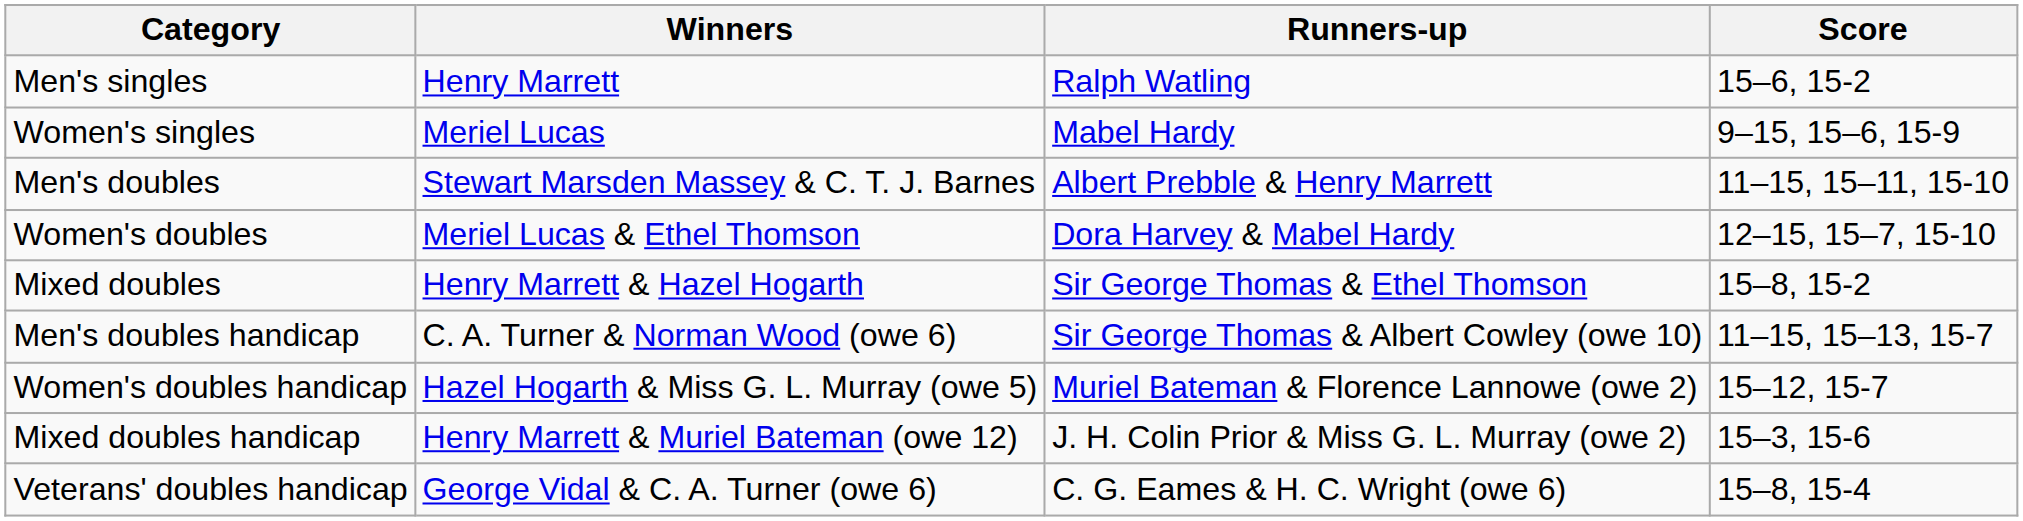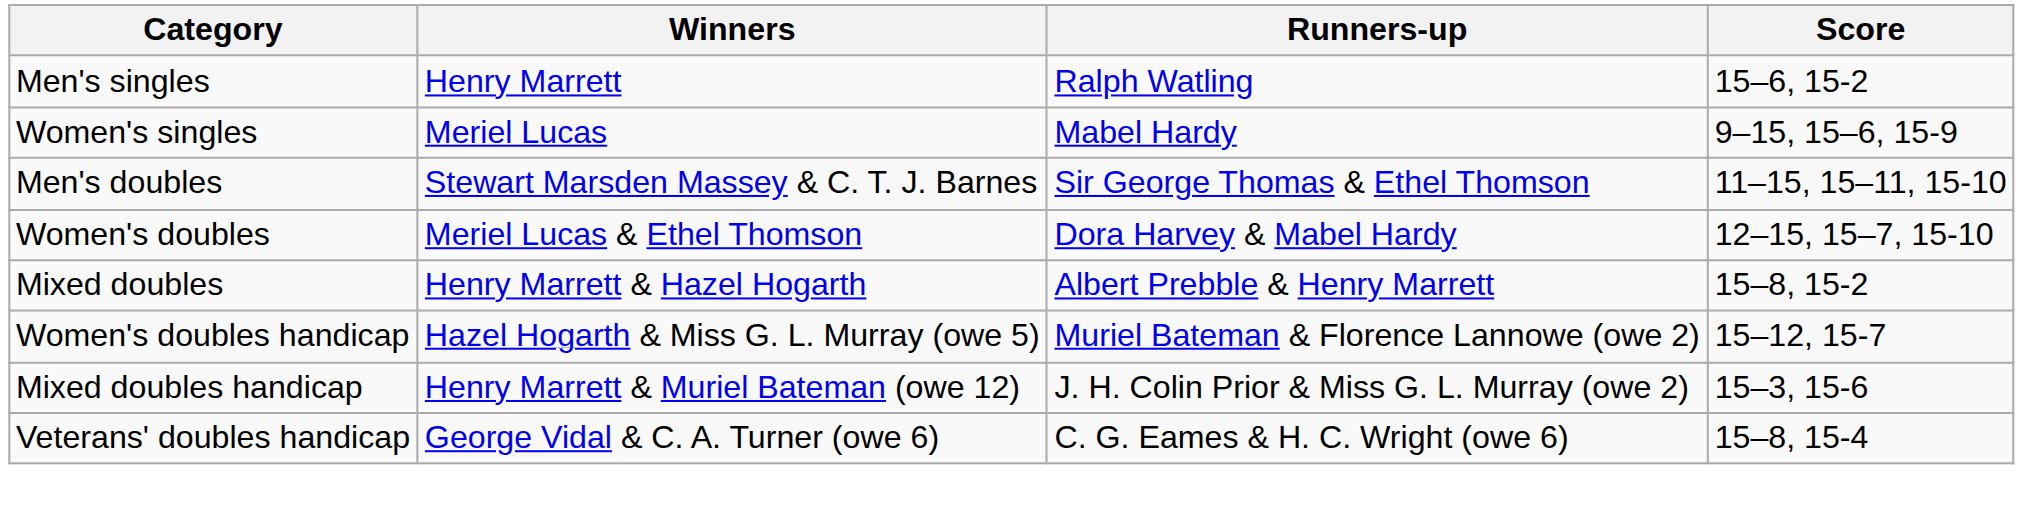(1272, 183) Albert Prebble & Henry Marrett -> (1322, 183) Sir George Thomas & Ethel Thomson
(1320, 285) Sir George Thomas & Ethel Thomson -> (1274, 285) Albert Prebble & Henry Marrett
- row: (186, 336)
